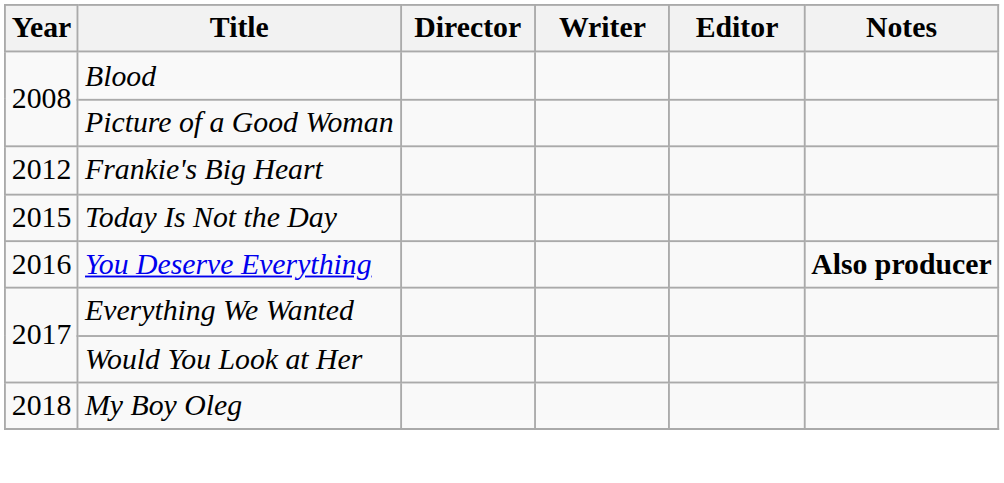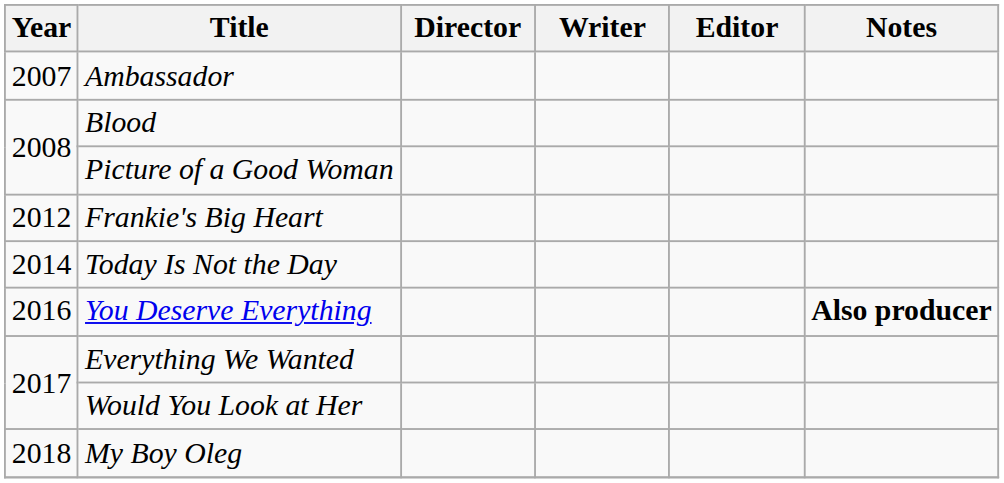+ row: (159, 75)
(42, 216) 2015 -> (42, 264) 2014
